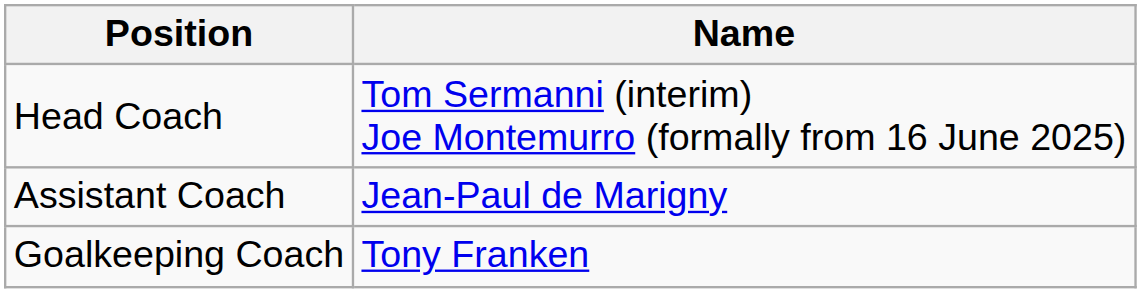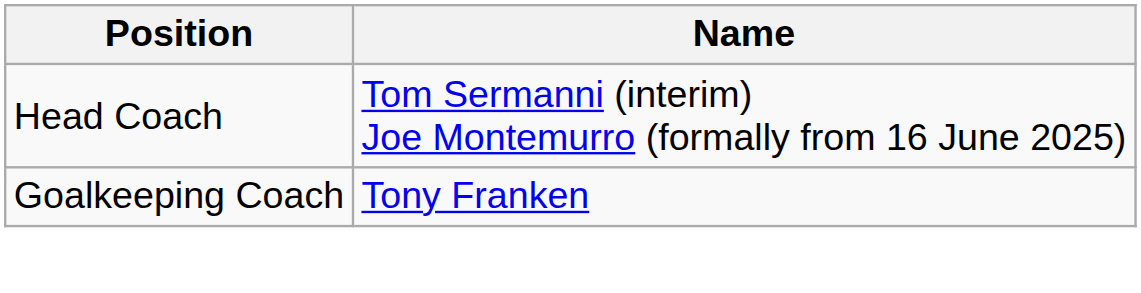- row: (150, 195)
